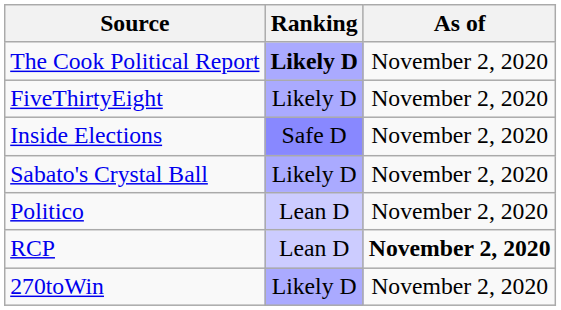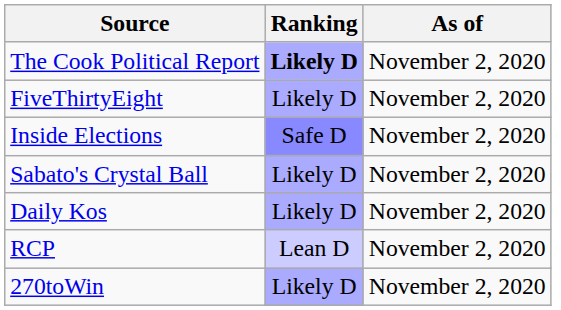- row: (47, 211)
+ row: (59, 211)
(460, 248) bold -> (457, 248) normal
